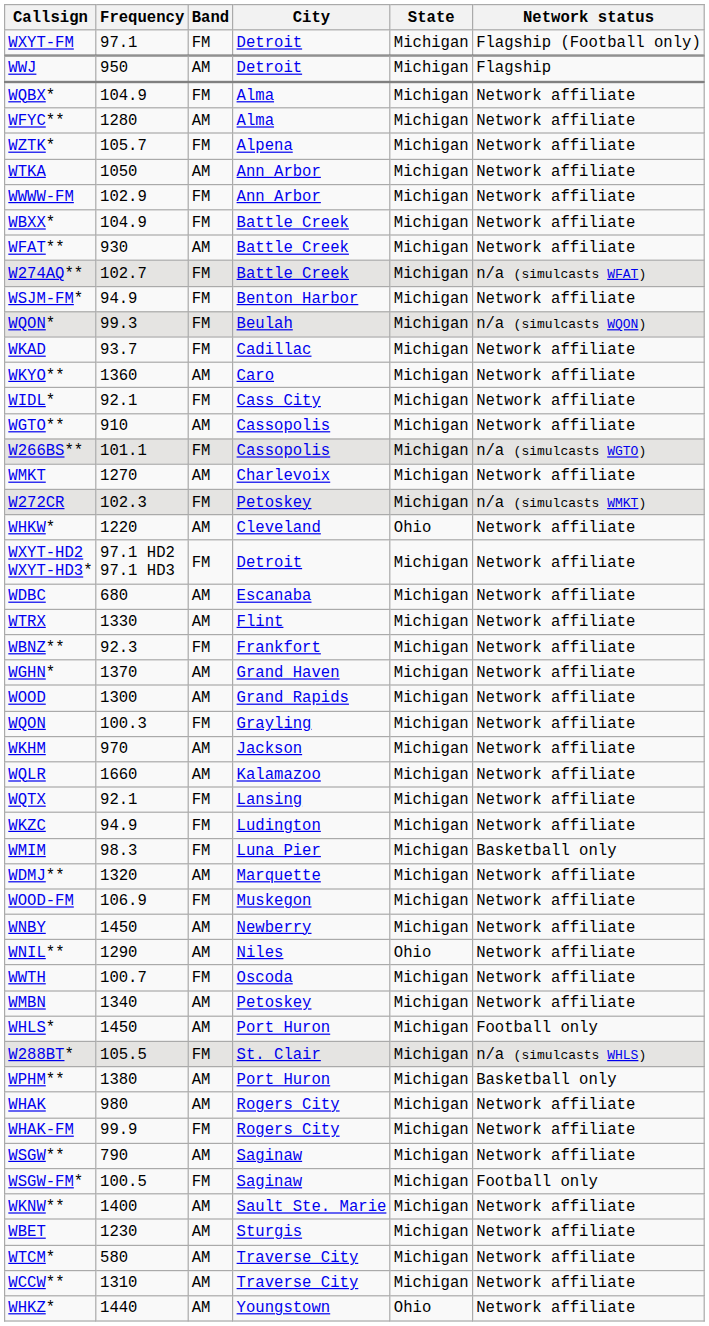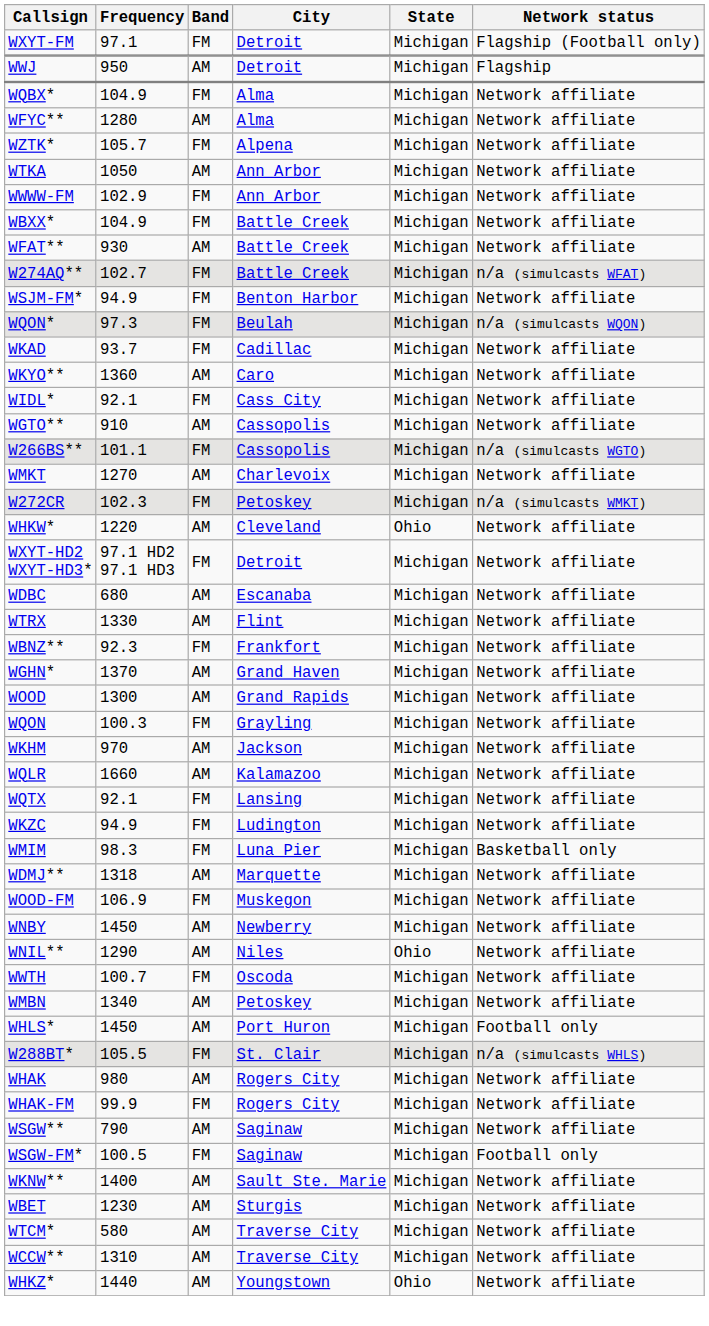(119, 324) 99.3 -> (119, 324) 97.3
(119, 876) 1320 -> (119, 876) 1318
- row: (36, 1080)
